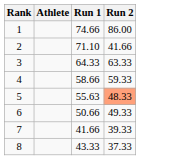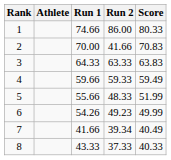+ column: (151, 12)
(88, 46) 71.10 -> (88, 46) 70.00
(88, 79) 58.66 -> (88, 79) 59.66
(88, 96) 55.63 -> (88, 96) 55.66
(120, 96) lightsalmon background -> (120, 96) no background
(88, 113) 50.66 -> (88, 113) 54.26
(120, 113) 49.33 -> (120, 113) 49.23
(120, 130) 39.33 -> (120, 130) 39.34
